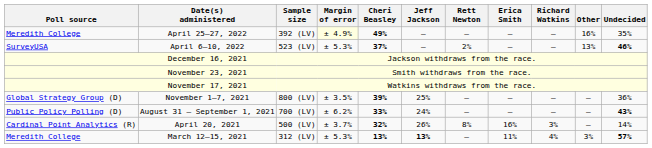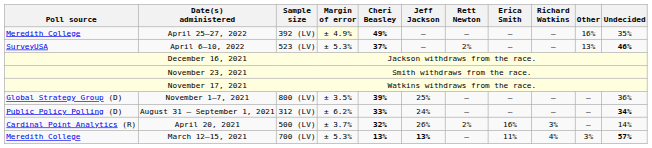(297, 111) 700 (LV) -> (297, 111) 312 (LV)
(625, 111) 43% -> (625, 111) 34%
(467, 124) 8% -> (467, 124) 2%
(297, 137) 312 (LV) -> (297, 137) 700 (LV)
